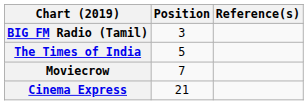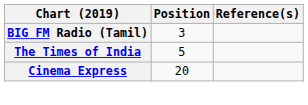- row: (78, 71)
(182, 90) 21 -> (182, 71) 20
